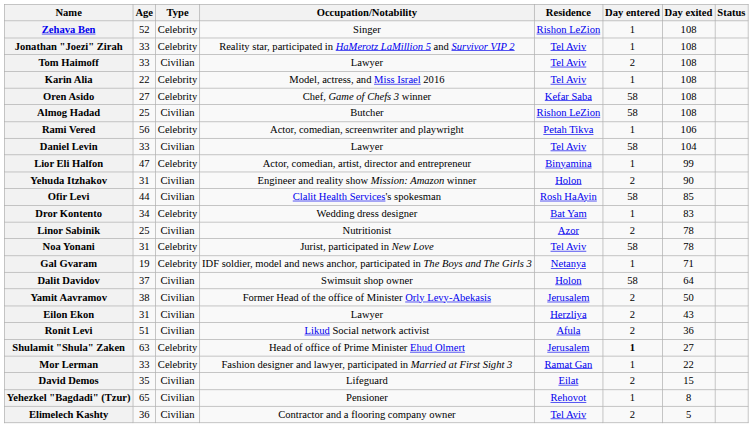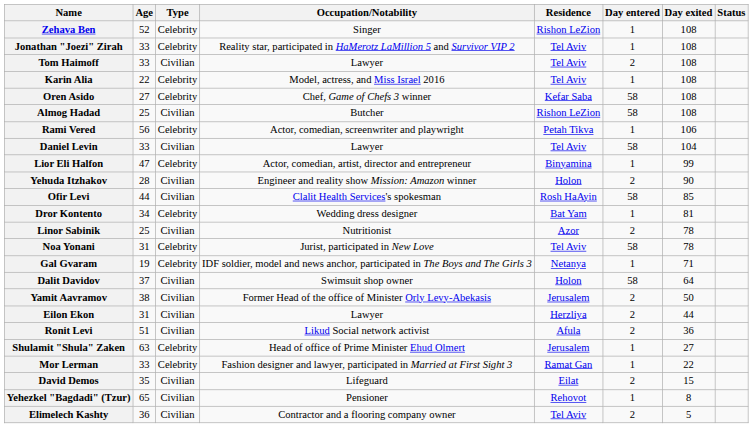(144, 180) 31 -> (144, 180) 28
(689, 213) 83 -> (689, 213) 81
(689, 314) 43 -> (689, 314) 44
(632, 347) bold -> (632, 347) normal
